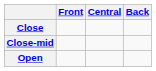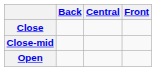columns swapped: (71, 12) <-> (137, 12)
